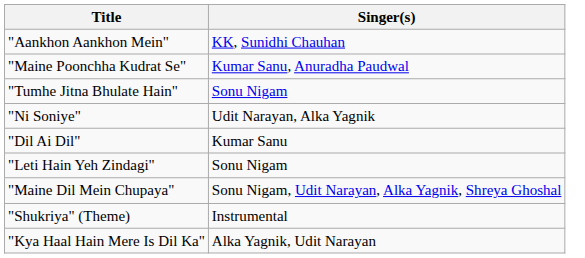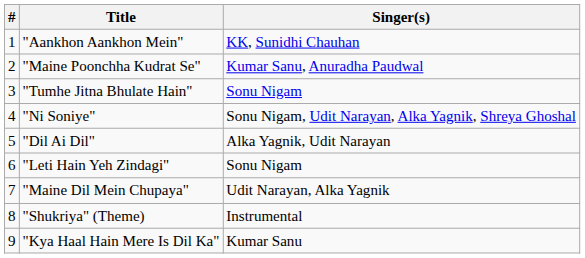+ column: (12, 17)
(293, 116) Udit Narayan, Alka Yagnik -> (401, 116) Sonu Nigam, Udit Narayan, Alka Yagnik, Shreya Ghoshal
(250, 141) Kumar Sanu -> (308, 141) Alka Yagnik, Udit Narayan
(387, 190) Sonu Nigam, Udit Narayan, Alka Yagnik, Shreya Ghoshal -> (308, 190) Udit Narayan, Alka Yagnik
(294, 240) Alka Yagnik, Udit Narayan -> (264, 240) Kumar Sanu
